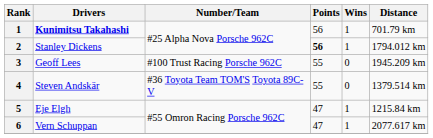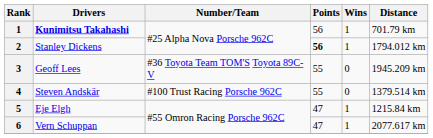(214, 63) #100 Trust Racing Porsche 962C -> (225, 69) #36 Toyota Team TOM'S Toyota 89C-V
(225, 86) #36 Toyota Team TOM'S Toyota 89C-V -> (214, 92) #100 Trust Racing Porsche 962C
